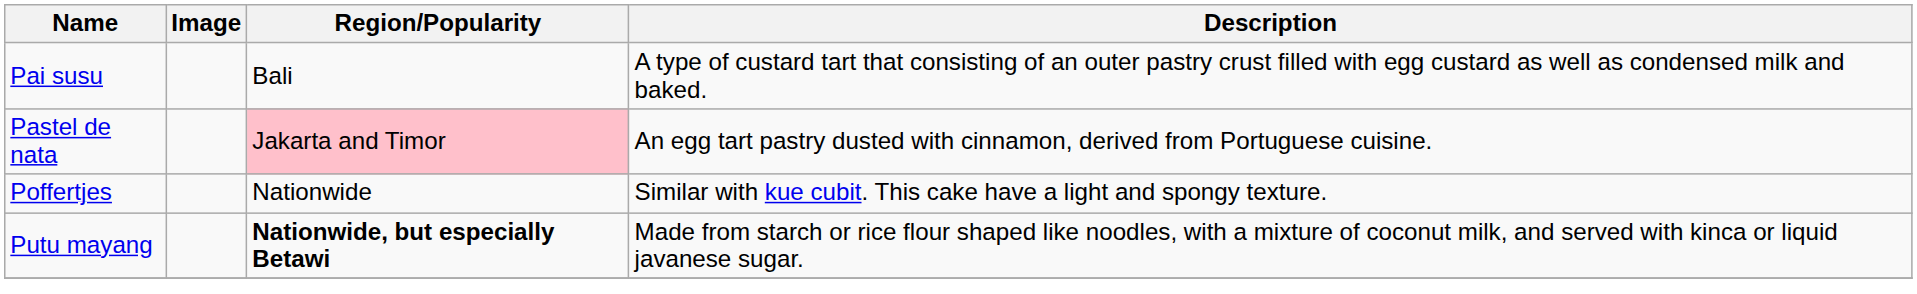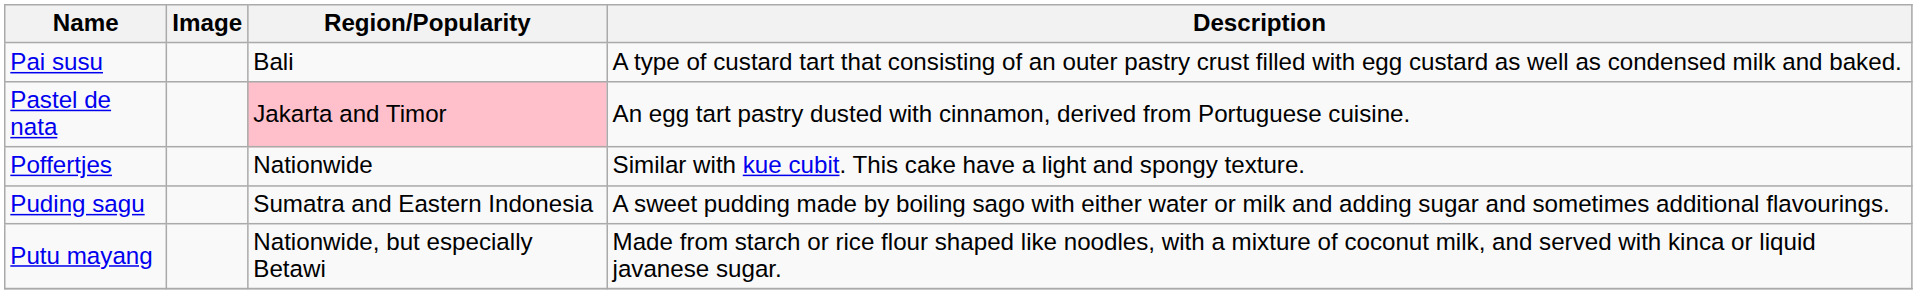+ row: (77, 204)
(403, 244) bold -> (393, 256) normal
